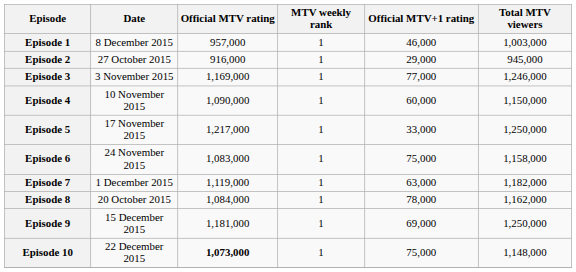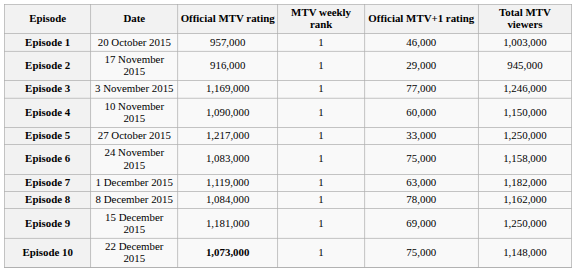(134, 42) 8 December 2015 -> (134, 42) 20 October 2015
(134, 59) 27 October 2015 -> (134, 65) 17 November 2015
(134, 130) 17 November 2015 -> (134, 136) 27 October 2015
(134, 200) 20 October 2015 -> (134, 200) 8 December 2015
